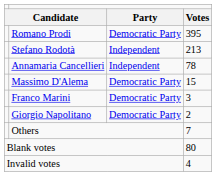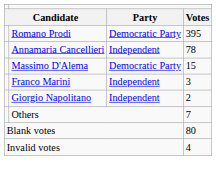- row: (43, 49)
(145, 98) Democratic Party -> (134, 82) Independent
(145, 114) Democratic Party -> (134, 98) Independent
